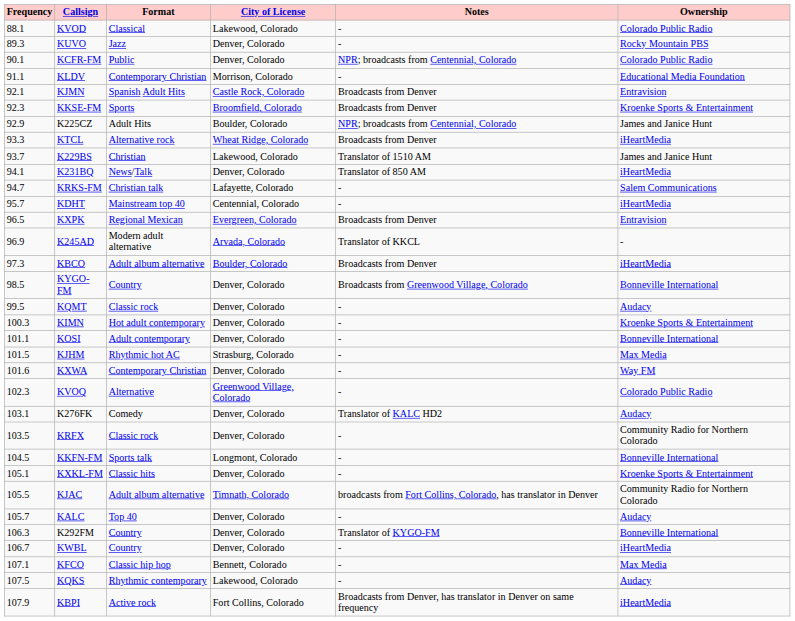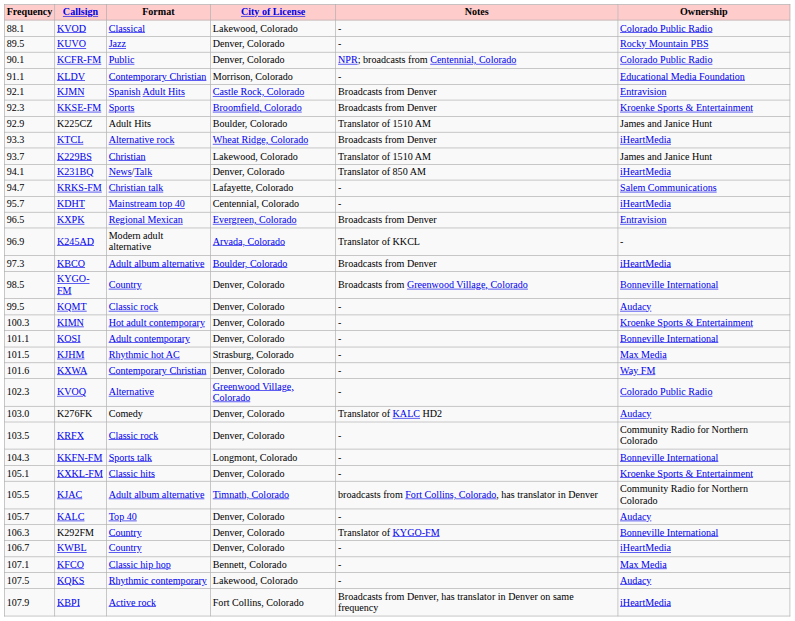(15, 44) 89.3 -> (15, 44) 89.5
(427, 124) NPR; broadcasts from Centennial, Colorado -> (385, 124) Translator of 1510 AM
(18, 414) 103.1 -> (18, 414) 103.0
(18, 457) 104.5 -> (18, 457) 104.3
